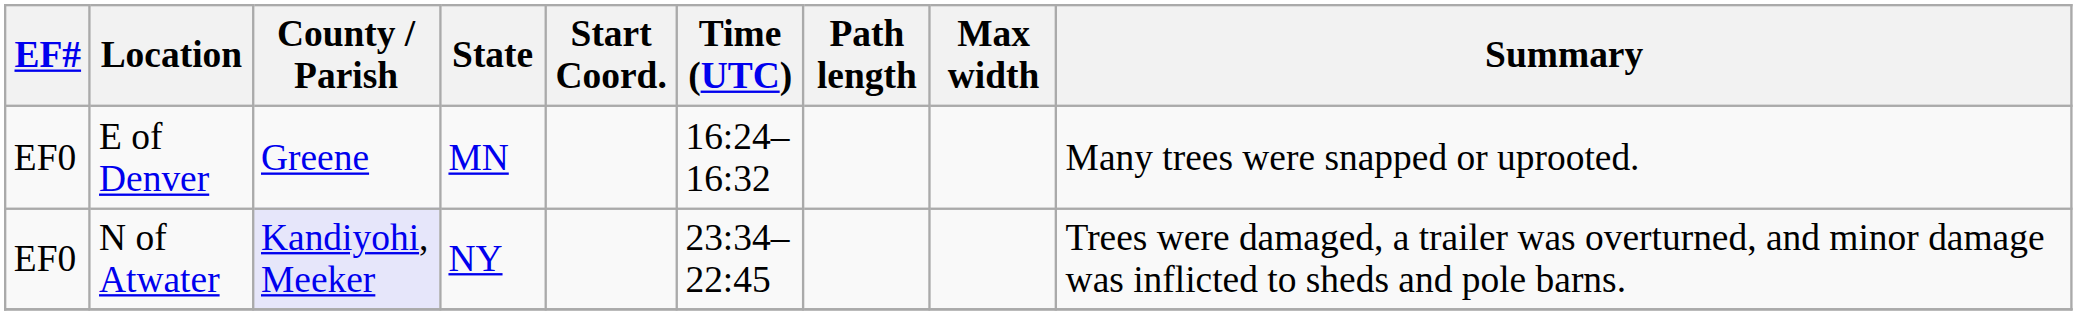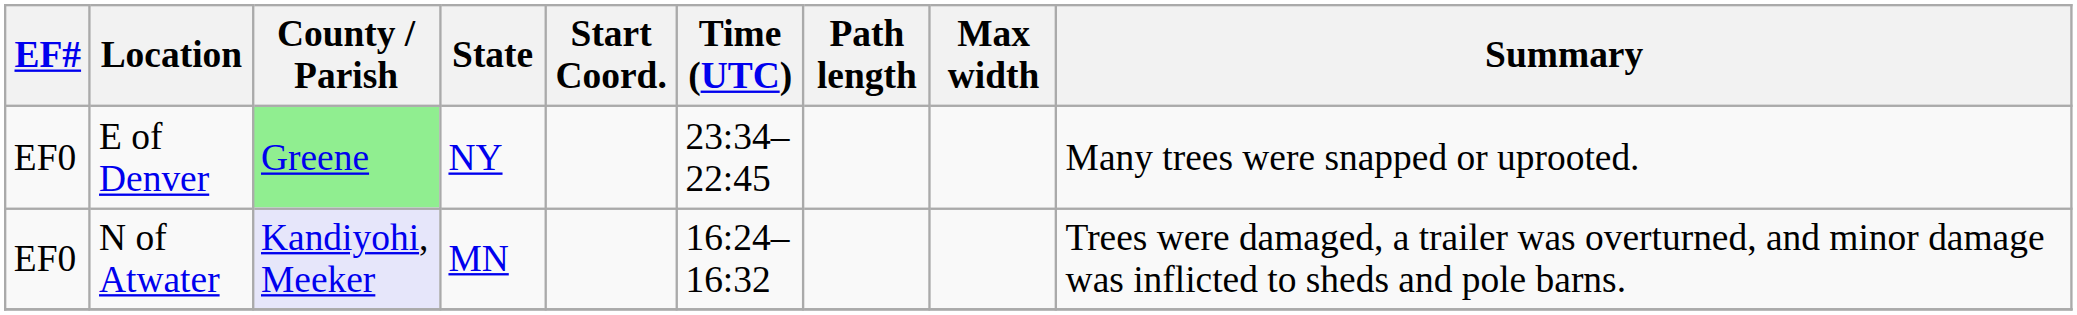(315, 156) no background -> (315, 156) lightgreen background
(479, 156) MN -> (475, 156) NY
(737, 156) 16:24–16:32 -> (737, 156) 23:34–22:45
(475, 258) NY -> (479, 258) MN
(737, 258) 23:34–22:45 -> (737, 258) 16:24–16:32
